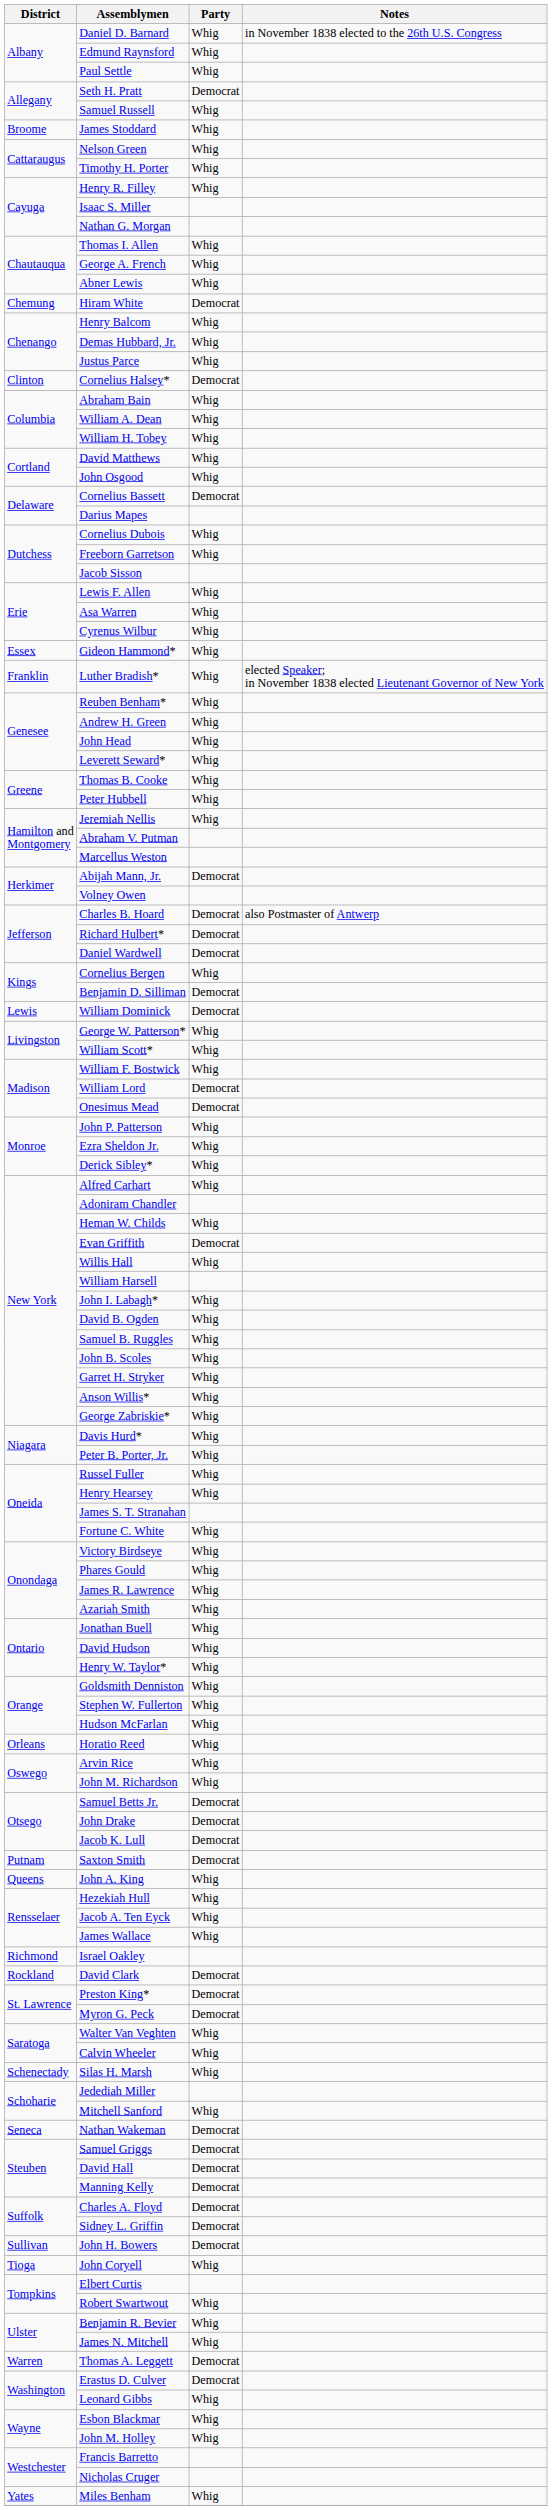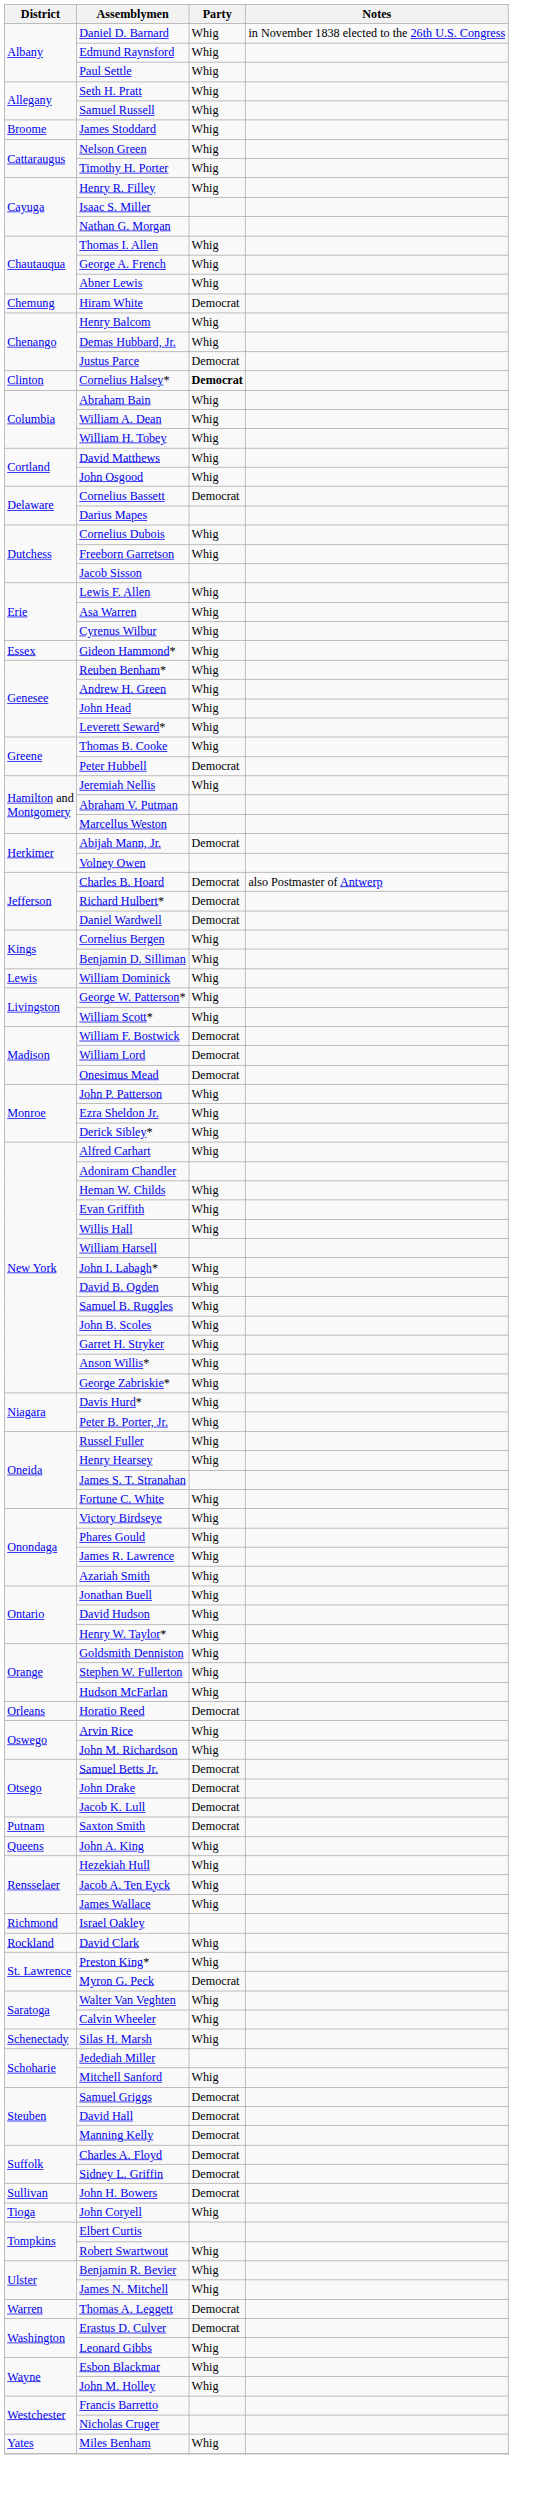(216, 91) Democrat -> (205, 91) Whig
(205, 361) Whig -> (216, 361) Democrat
(216, 380) normal -> (217, 380) bold
- row: (119, 676)
(205, 799) Whig -> (216, 766) Democrat
(216, 992) Democrat -> (205, 959) Whig
(216, 1011) Democrat -> (205, 978) Whig
(205, 1069) Whig -> (216, 1036) Democrat
(216, 1242) Democrat -> (205, 1209) Whig
(205, 1744) Whig -> (216, 1711) Democrat
(216, 1975) Democrat -> (205, 1942) Whig
(216, 1994) Democrat -> (205, 1961) Whig
- row: (122, 2129)
